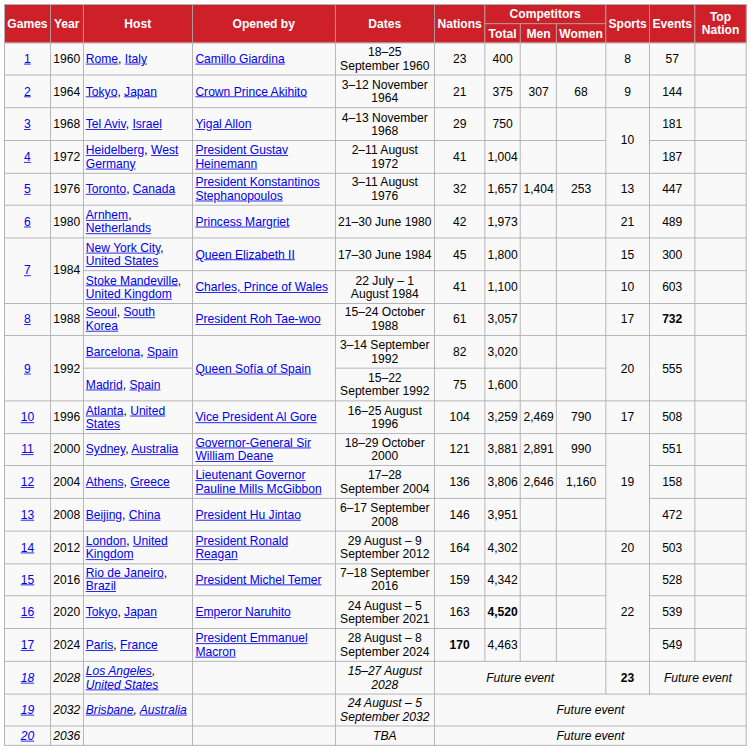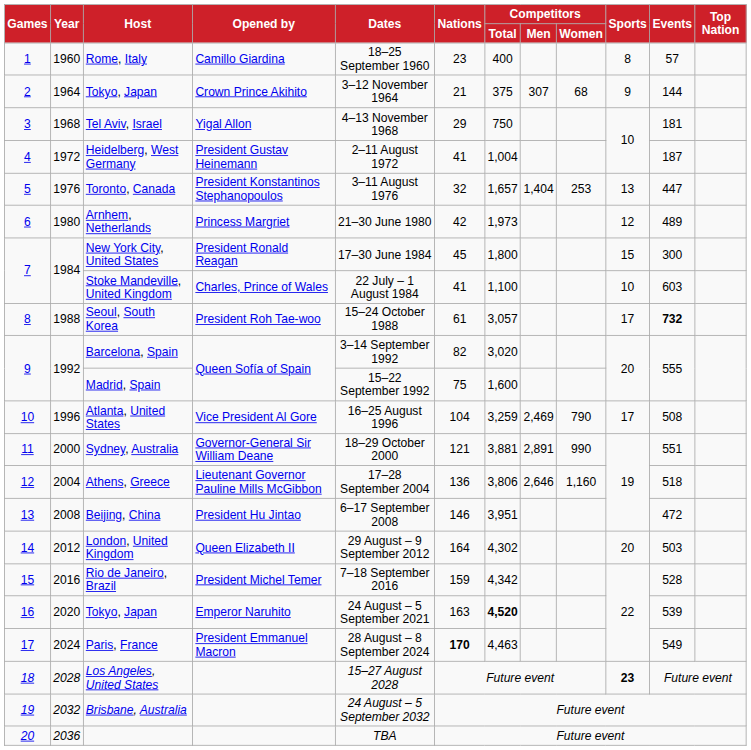(628, 222) 21 -> (628, 222) 12
(245, 255) Queen Elizabeth II -> (242, 255) President Ronald Reagan
(672, 482) 158 -> (672, 482) 518
(242, 548) President Ronald Reagan -> (245, 548) Queen Elizabeth II
